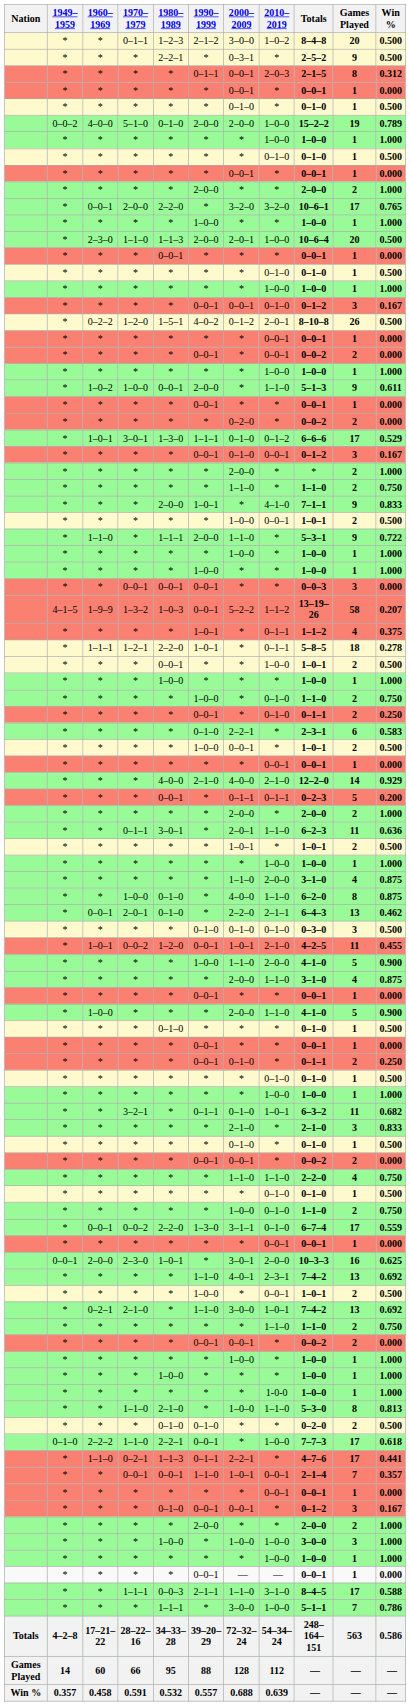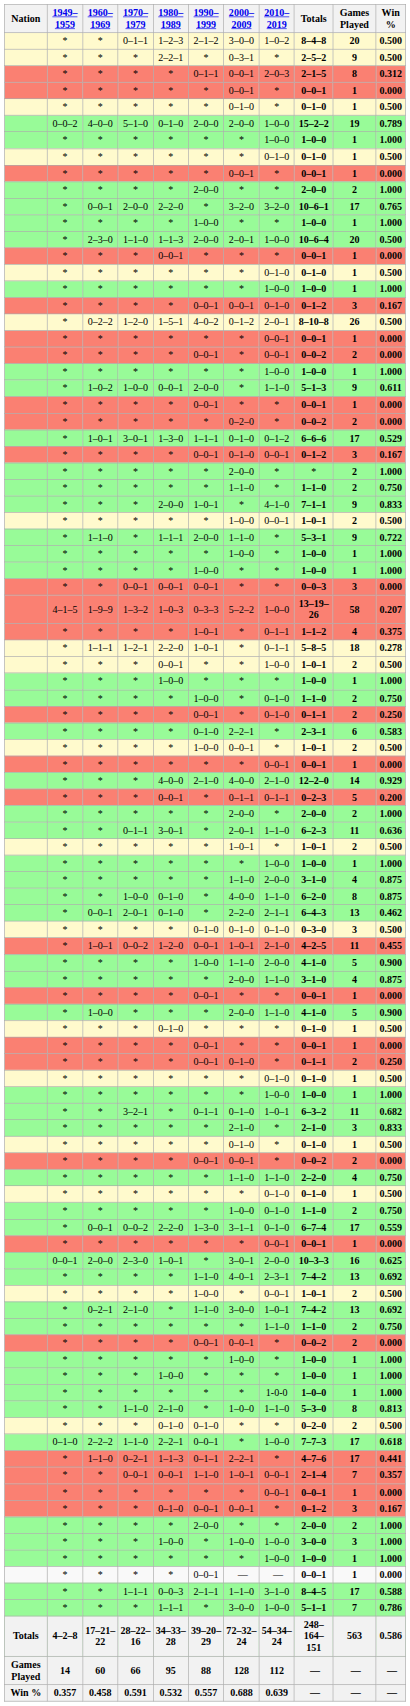(206, 609) 0–0–1 -> (206, 609) 0–3–3
(277, 609) 1–1–2 -> (277, 609) 1–0–0
